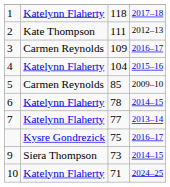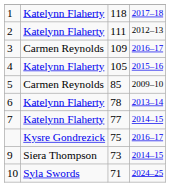(59, 31) Kate Thompson -> (64, 31) Katelynn Flaherty
(119, 66) 104 -> (119, 66) 105
(147, 102) 2014–15 -> (147, 102) 2013–14
(147, 119) 2013–14 -> (147, 119) 2014–15
(64, 173) Katelynn Flaherty -> (51, 173) Syla Swords
